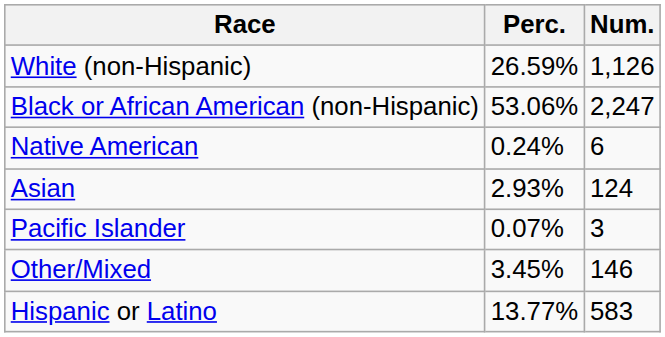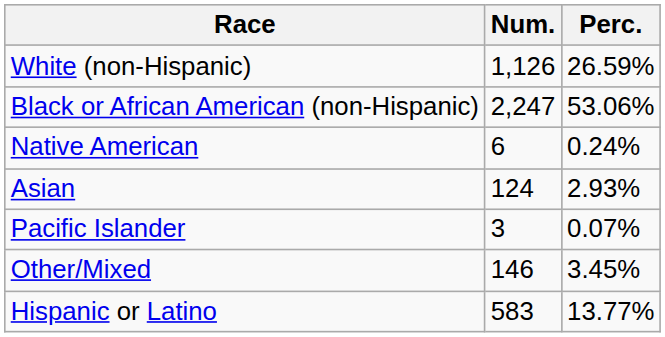columns swapped: (622, 24) <-> (534, 24)
